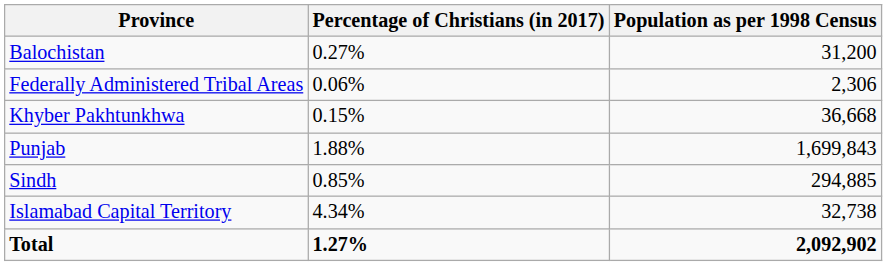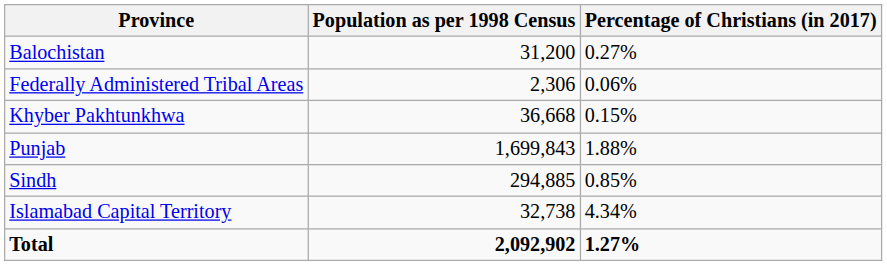columns swapped: (458, 20) <-> (745, 20)
